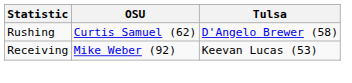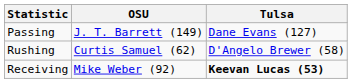+ row: (31, 32)
(260, 51) normal -> (266, 69) bold
